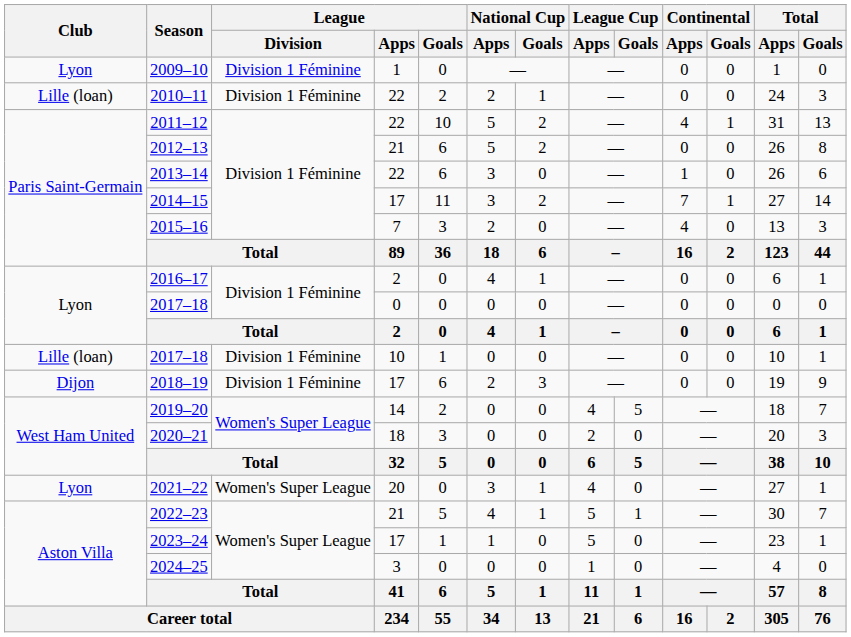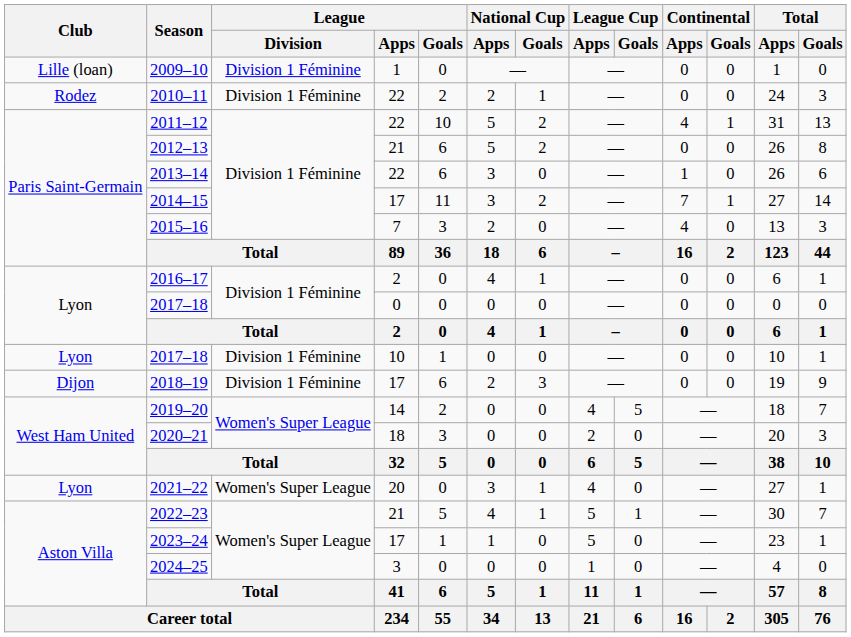(75, 69) Lyon -> (75, 69) Lille (loan)
(75, 95) Lille (loan) -> (75, 95) Rodez
(75, 357) Lille (loan) -> (75, 357) Lyon
